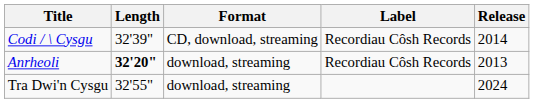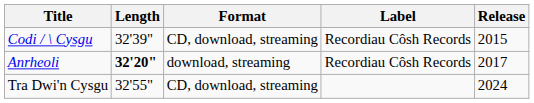(493, 39) 2014 -> (493, 39) 2015
(493, 62) 2013 -> (493, 62) 2017
(228, 86) download, streaming -> (242, 86) CD, download, streaming
